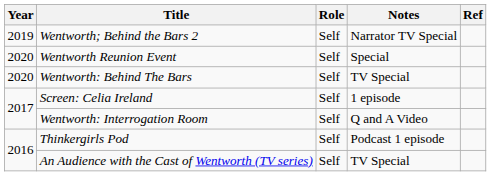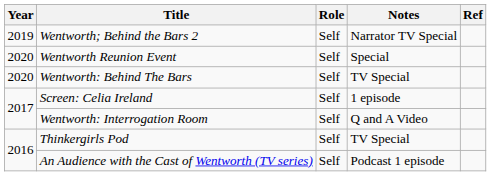(397, 139) Podcast 1 episode -> (380, 139) TV Special
(380, 160) TV Special -> (397, 160) Podcast 1 episode
